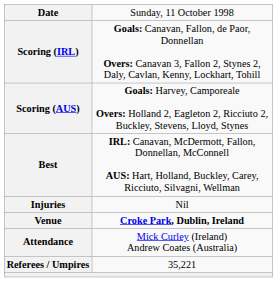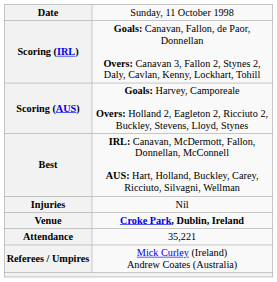(182, 242) Mick Curley (Ireland) Andrew Coates (Australia) -> (182, 236) 35,221
(182, 264) 35,221 -> (182, 258) Mick Curley (Ireland) Andrew Coates (Australia)
